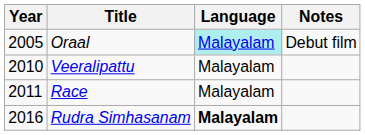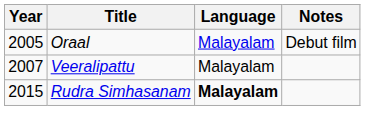(236, 42) paleturquoise background -> (236, 42) no background
(26, 67) 2010 -> (26, 67) 2007
- row: (69, 92)
(26, 117) 2016 -> (26, 92) 2015
